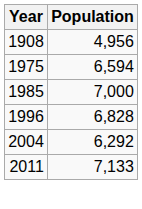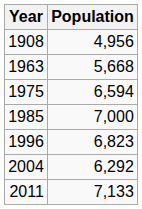+ row: (26, 67)
(114, 117) 6,828 -> (114, 142) 6,823
